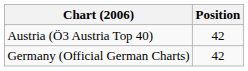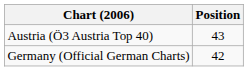(218, 35) 42 -> (218, 35) 43
